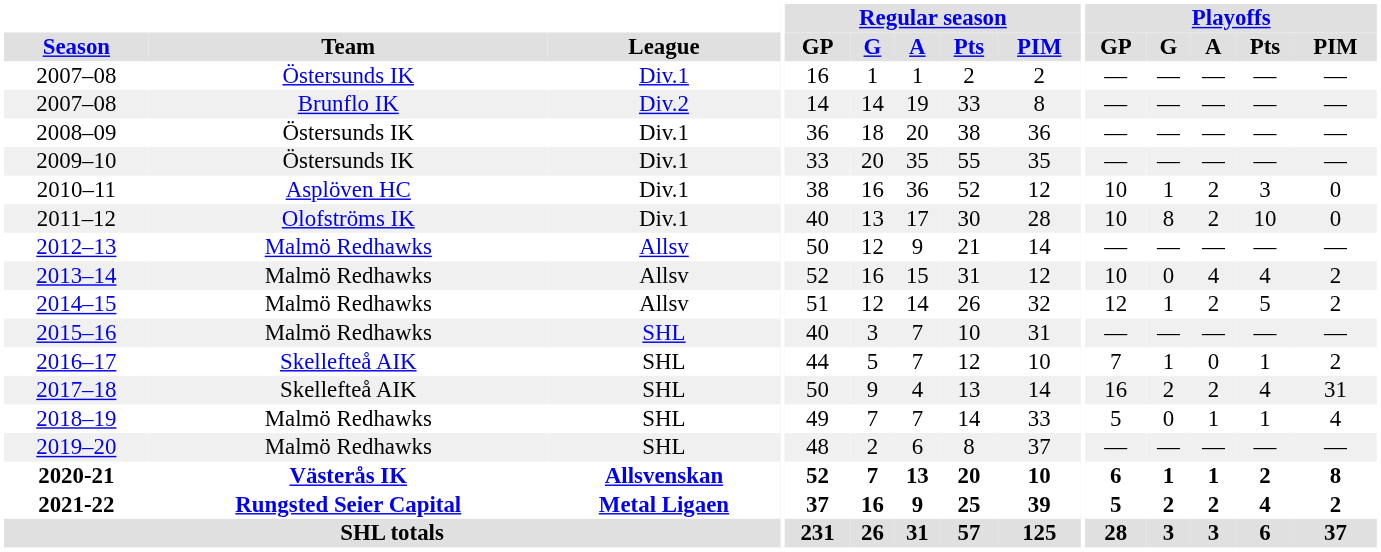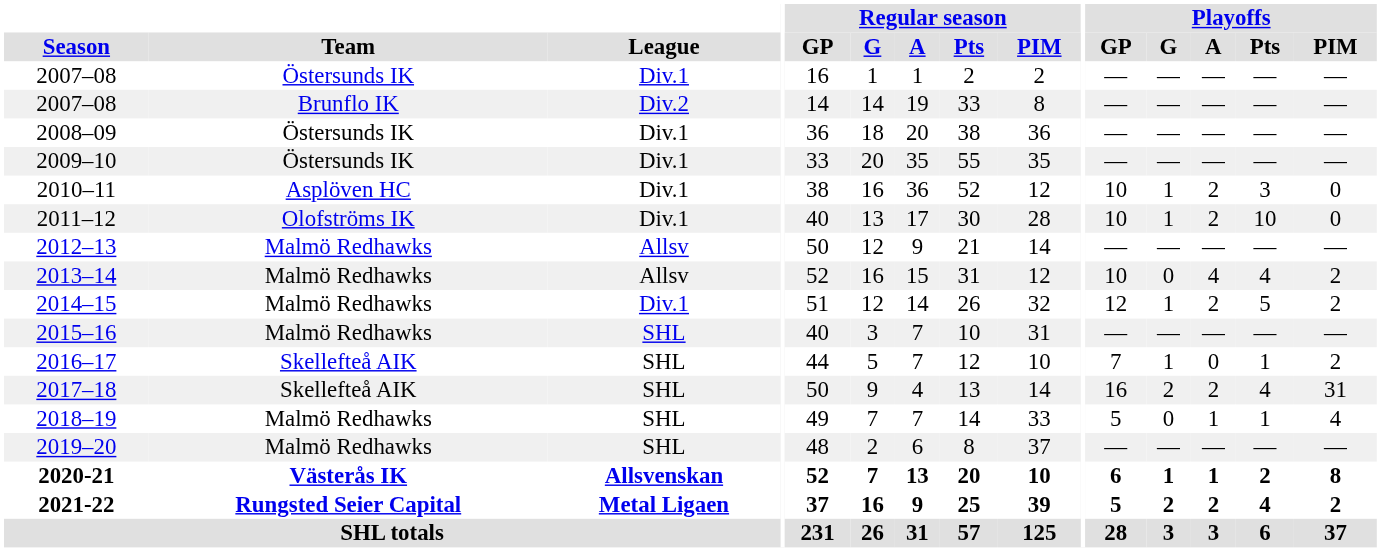(1168, 218) 8 -> (1168, 218) 1
(664, 304) Allsv -> (664, 304) Div.1
